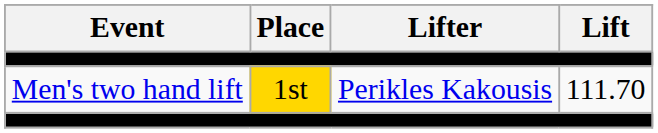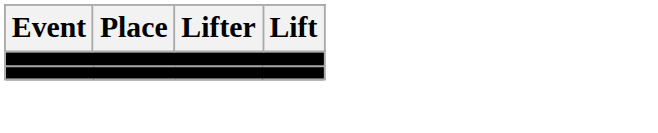- row: (127, 89)
